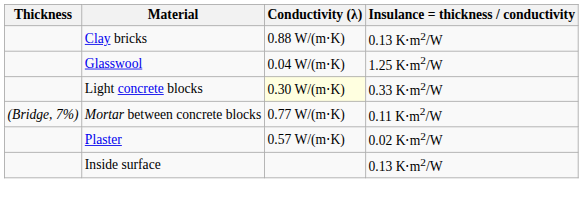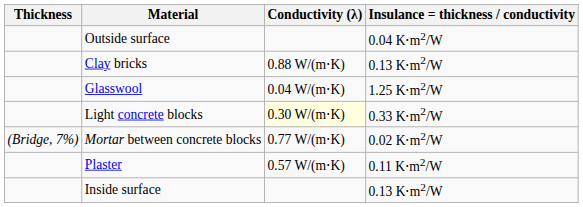+ row: (127, 38)
(405, 114) 0.11 K⋅m2/W -> (406, 139) 0.02 K⋅m2/W
(406, 139) 0.02 K⋅m2/W -> (405, 164) 0.11 K⋅m2/W
